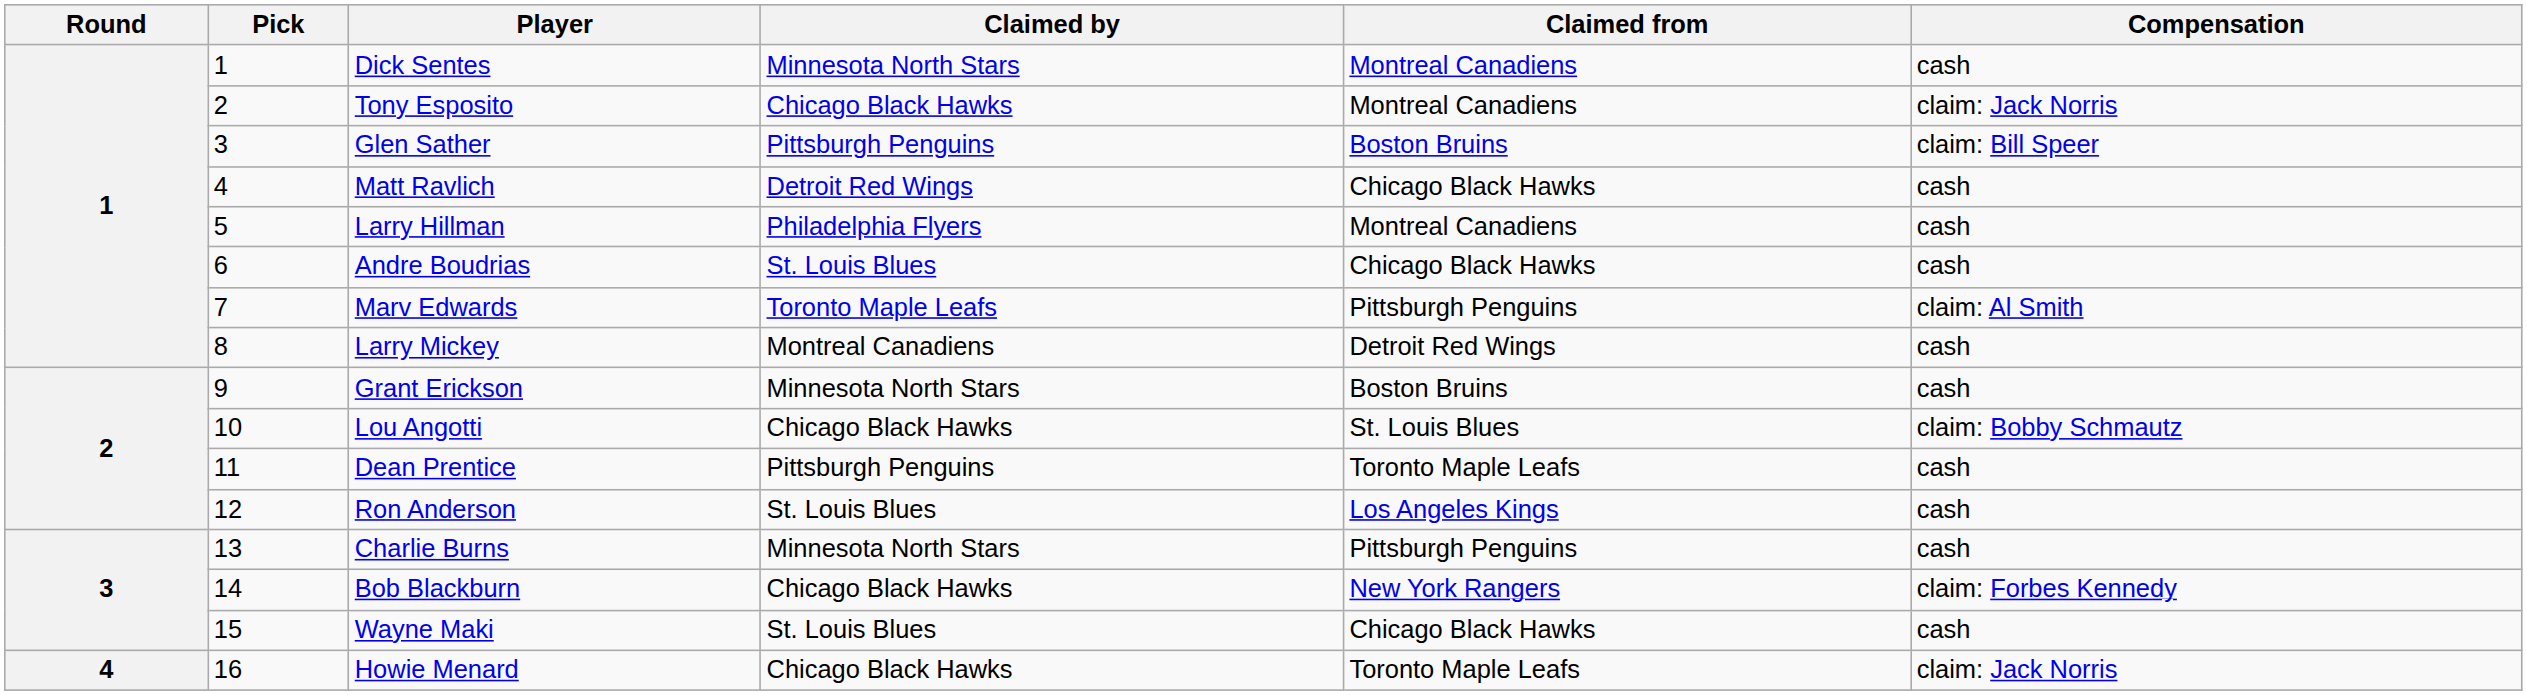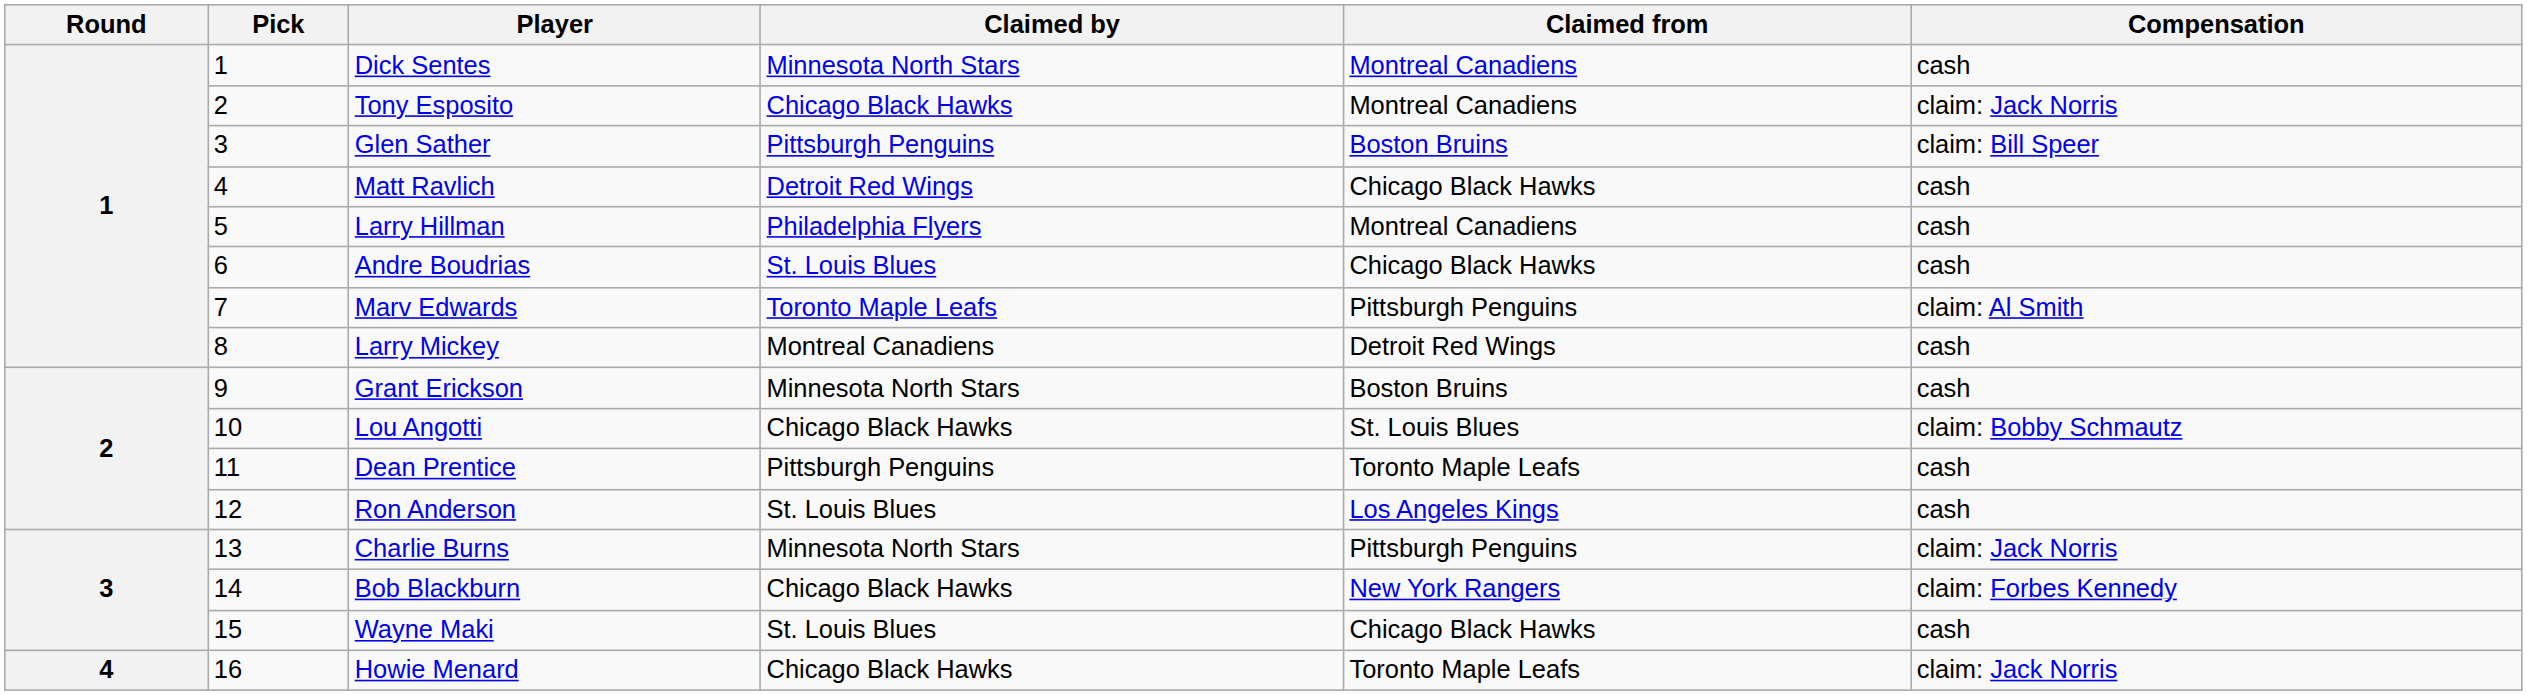(1944, 549) cash -> (2017, 549) claim: Jack Norris
